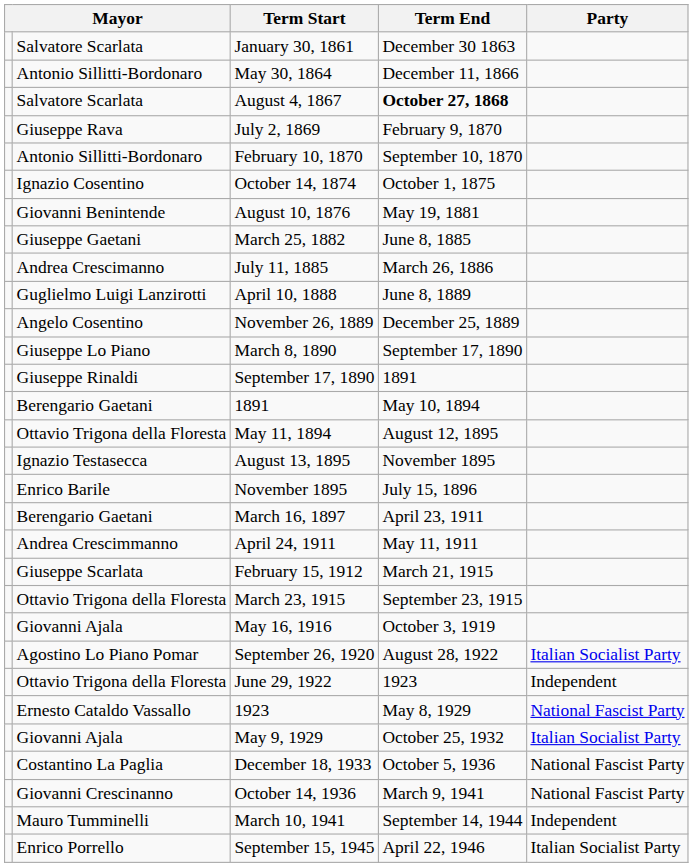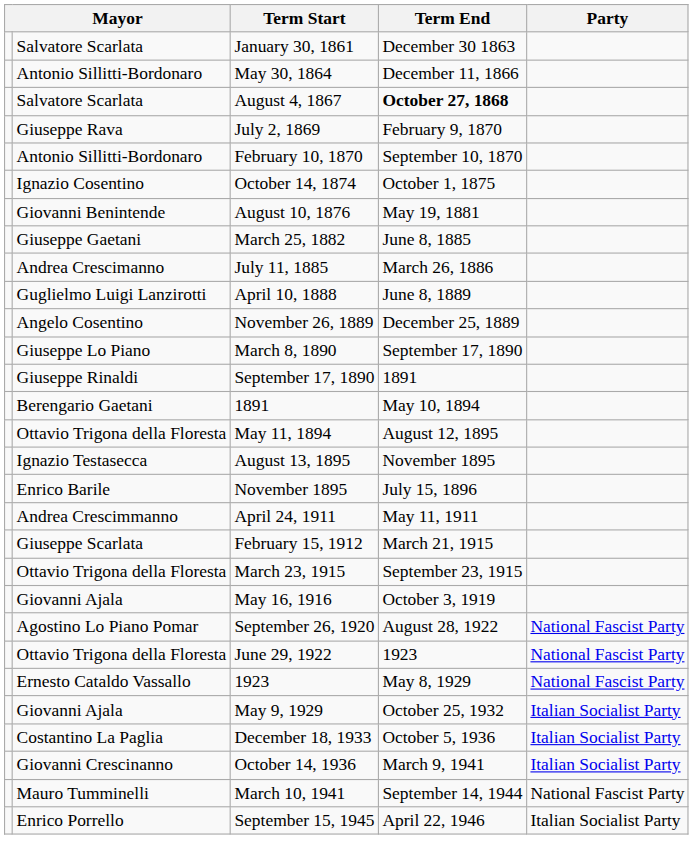- row: (290, 516)
(606, 654) Italian Socialist Party -> (607, 626) National Fascist Party
(574, 682) Independent -> (607, 654) National Fascist Party
(607, 765) National Fascist Party -> (606, 737) Italian Socialist Party
(607, 792) National Fascist Party -> (606, 765) Italian Socialist Party
(574, 820) Independent -> (607, 792) National Fascist Party
